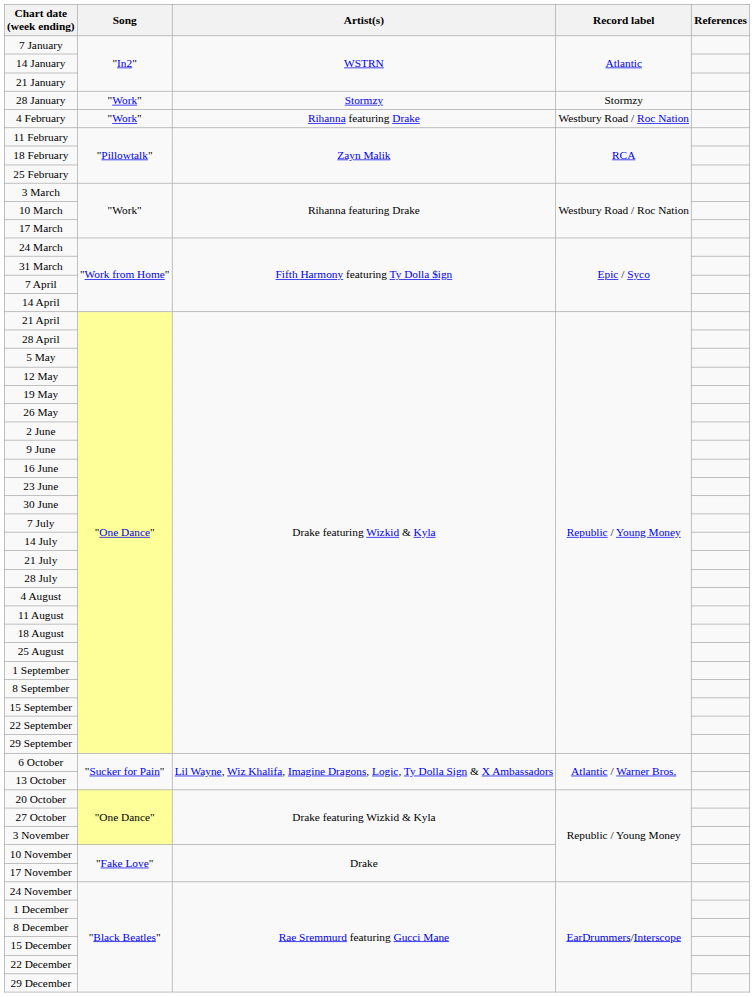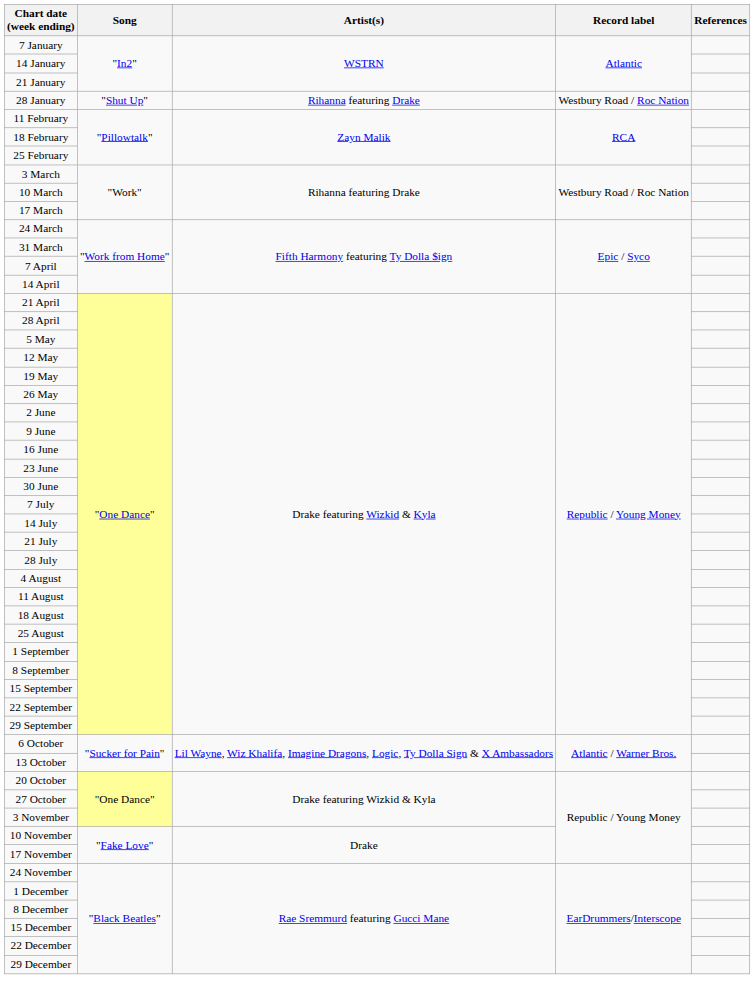(125, 99) "Work" -> (125, 99) "Shut Up"
(364, 99) Stormzy -> (364, 99) Rihanna featuring Drake
(624, 99) Stormzy -> (624, 99) Westbury Road / Roc Nation
- row: (41, 118)
